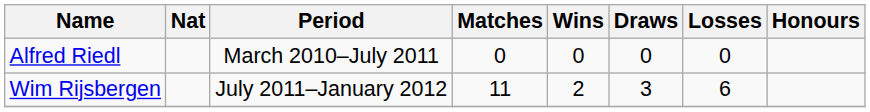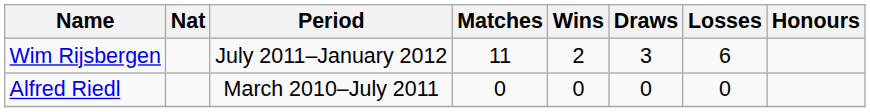rows swapped: (65, 55) <-> (85, 89)
